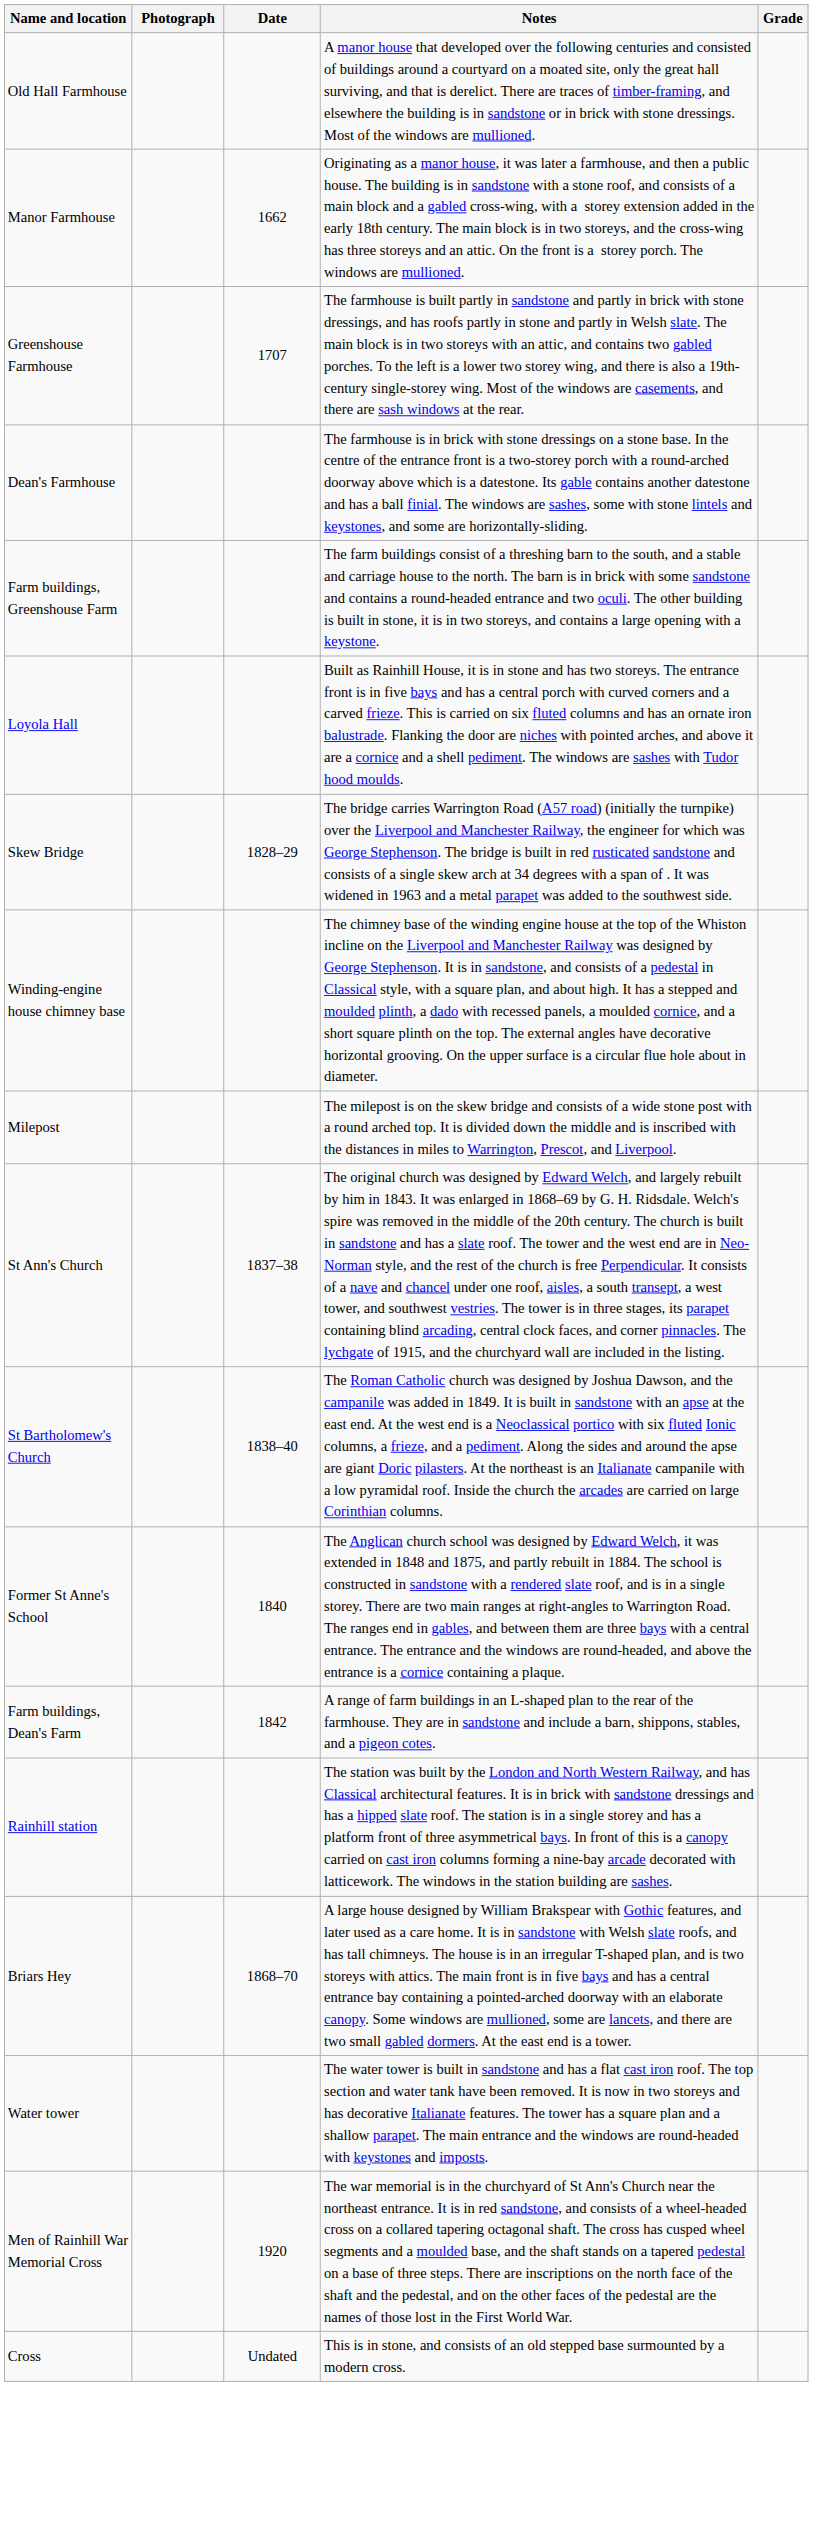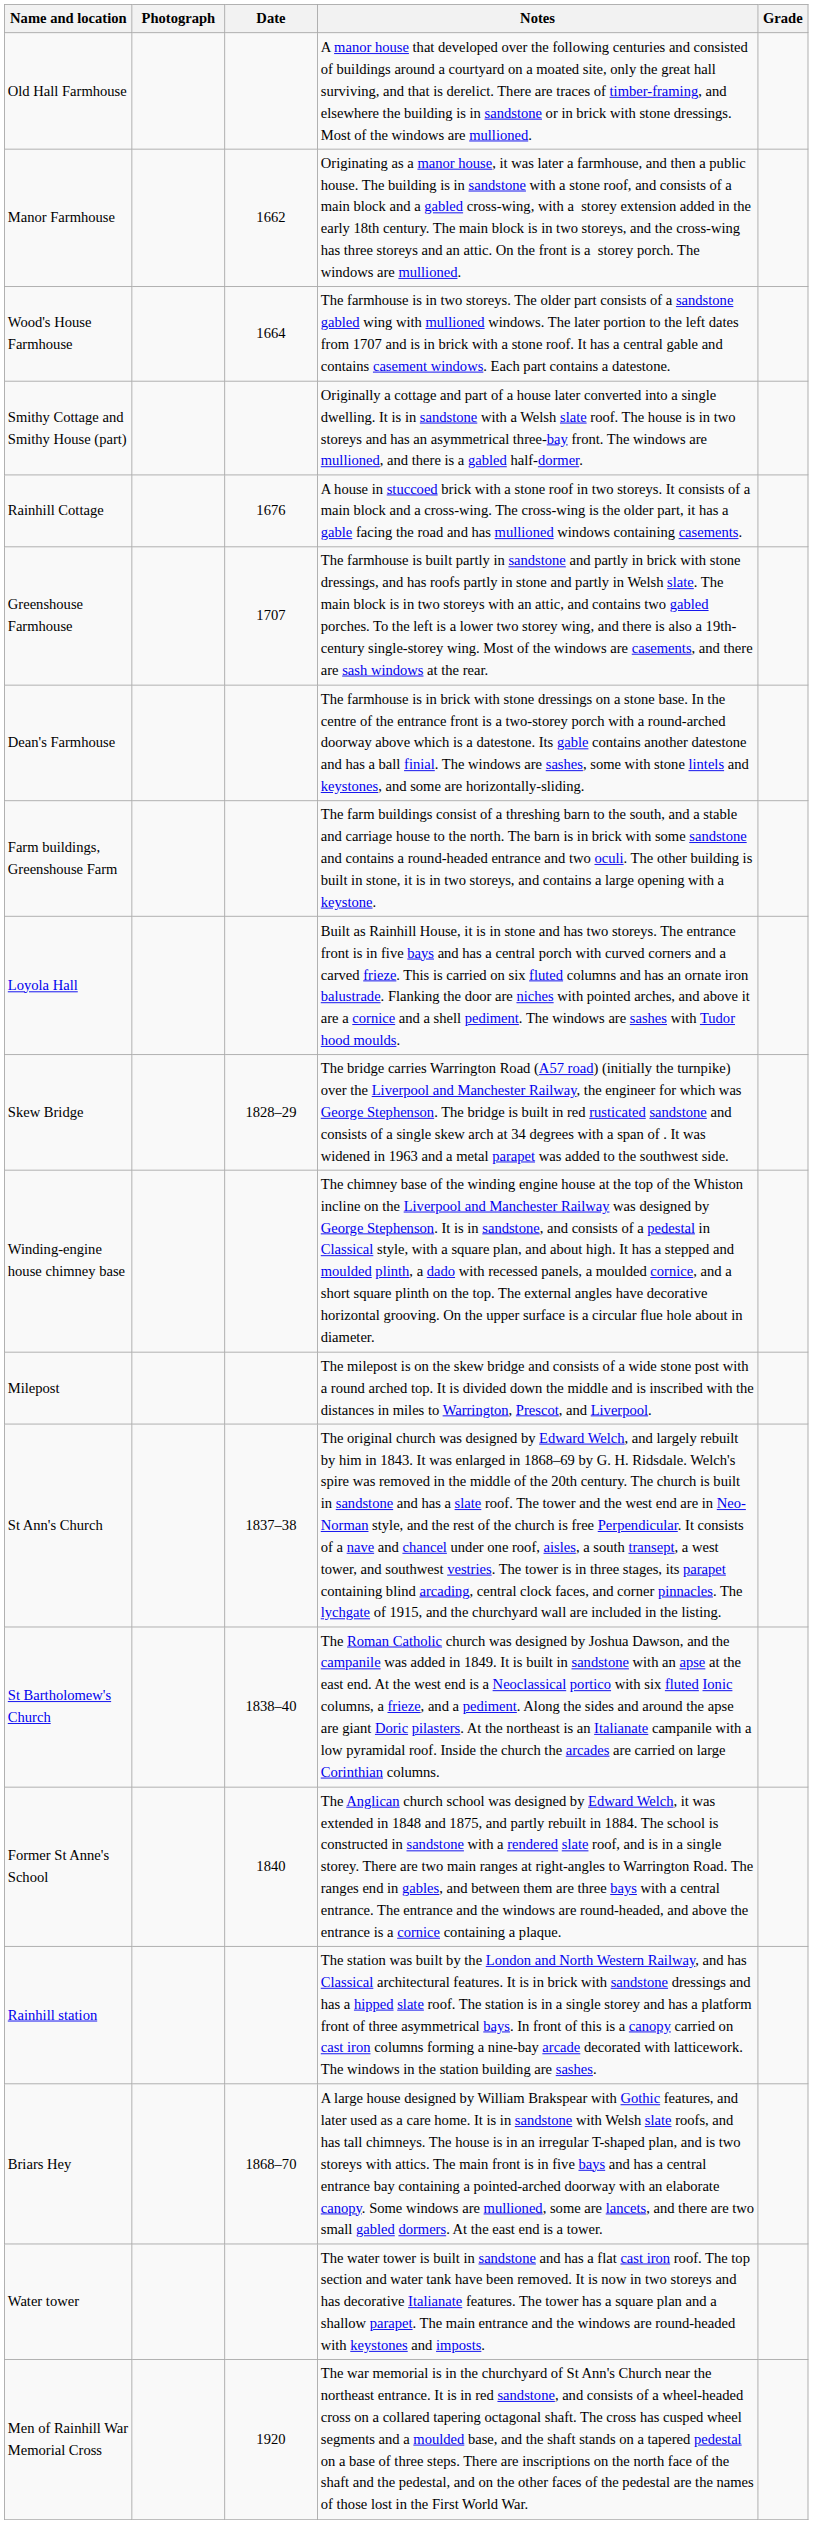+ row: (50, 333)
+ row: (67, 427)
+ row: (56, 510)
- row: (54, 1722)
- row: (24, 2356)
